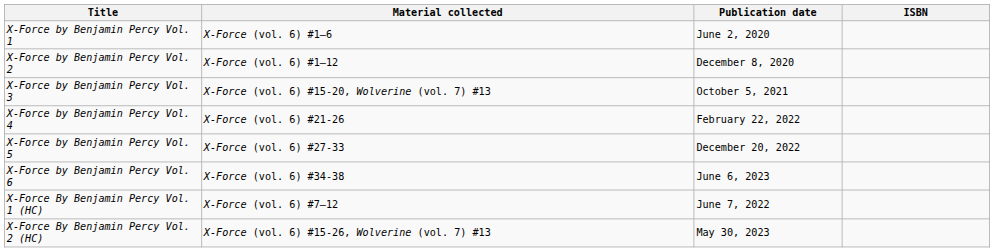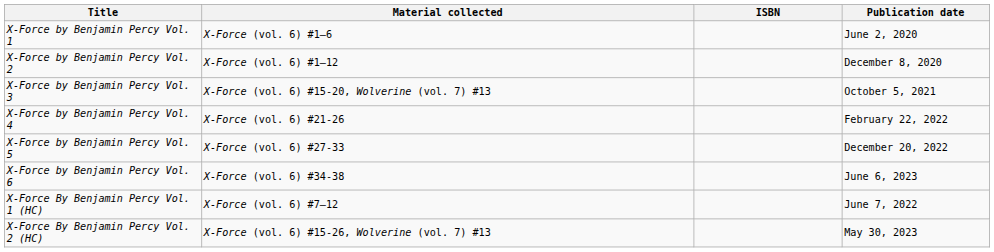columns swapped: (768, 13) <-> (916, 13)
